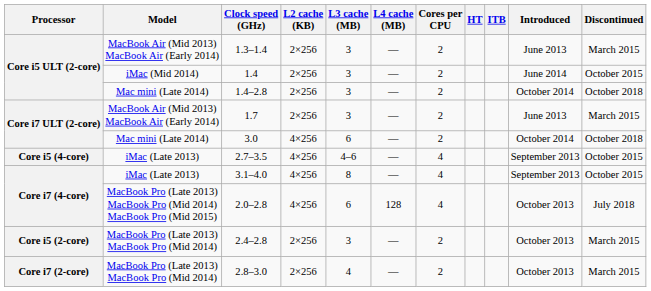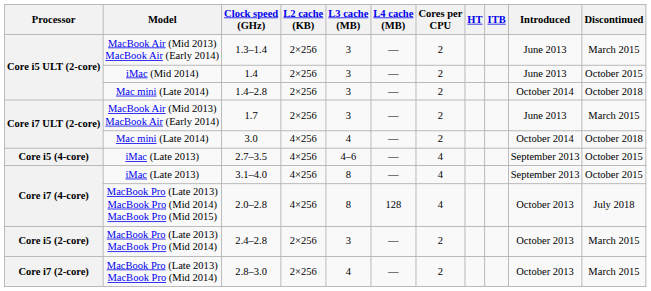(545, 74) June 2014 -> (545, 74) June 2013
(348, 139) 6 -> (348, 139) 4
(348, 205) 6 -> (348, 205) 8
